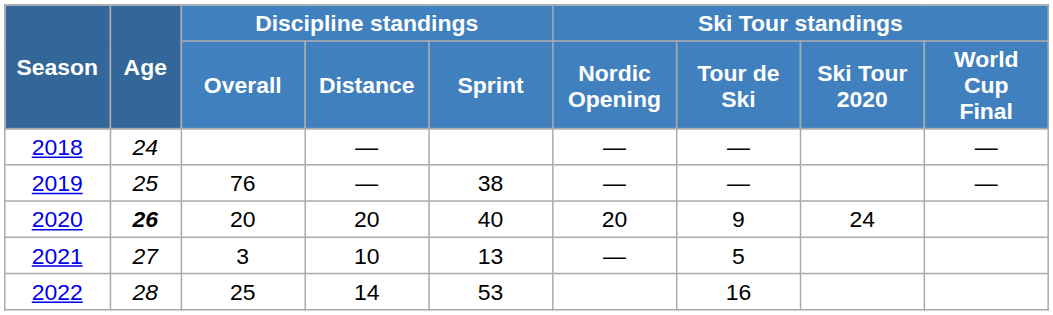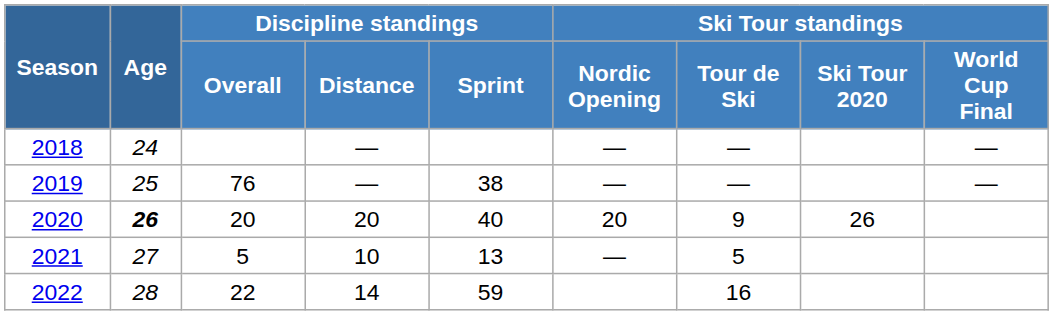(862, 220) 24 -> (862, 220) 26
(243, 256) 3 -> (243, 256) 5
(243, 292) 25 -> (243, 292) 22
(491, 292) 53 -> (491, 292) 59
